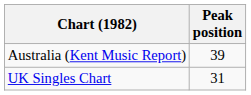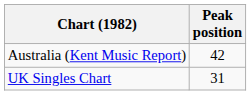(218, 55) 39 -> (218, 55) 42
